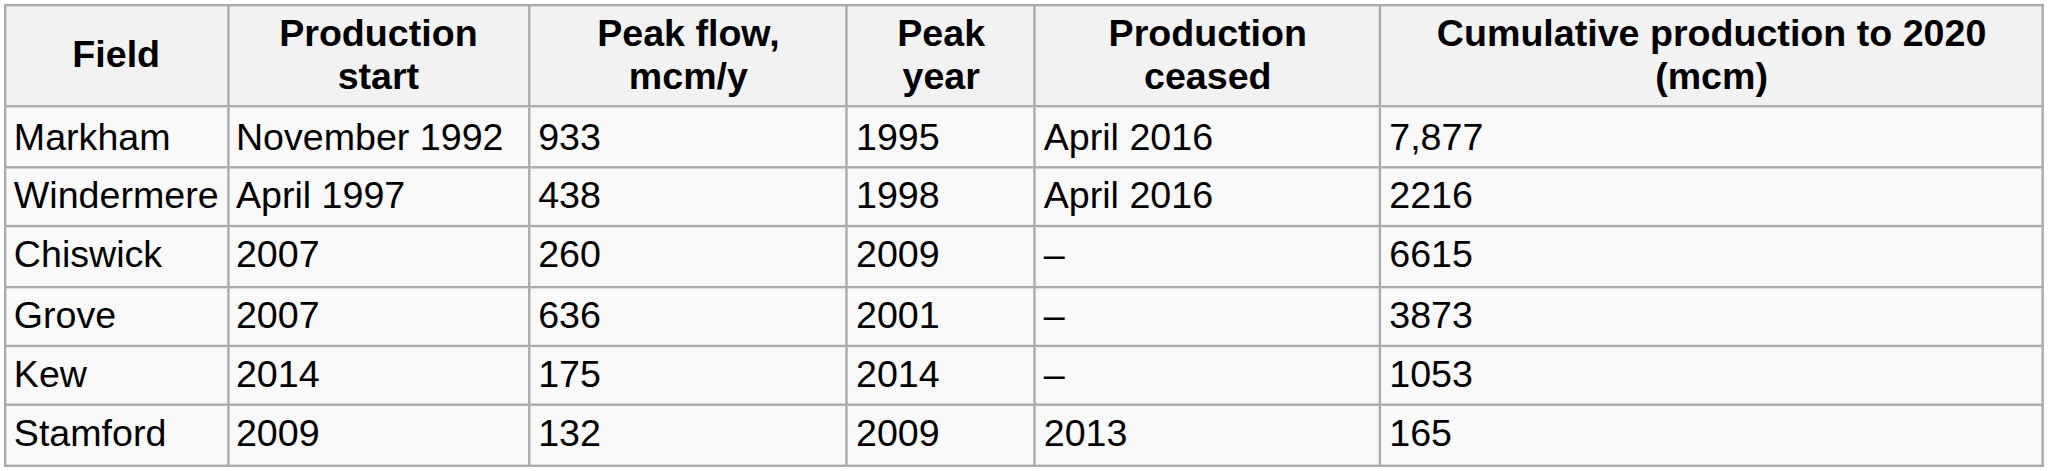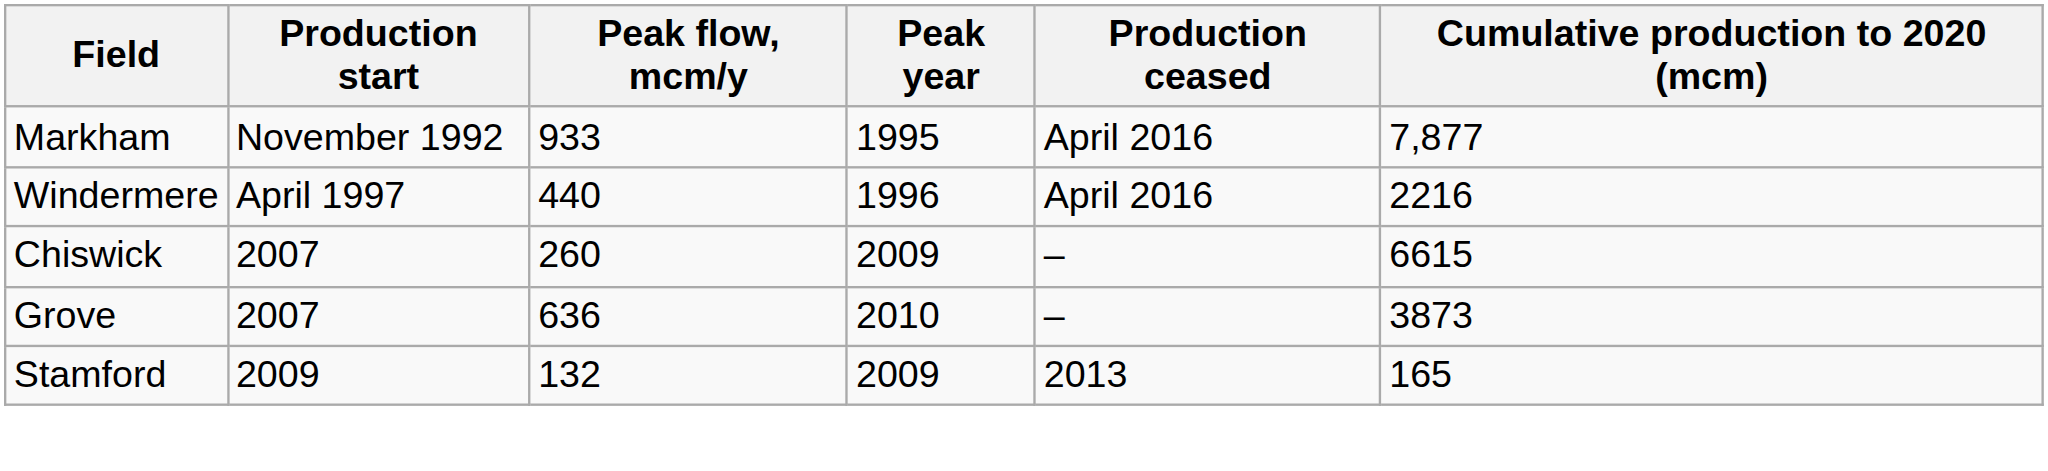(570, 195) 438 -> (570, 195) 440
(898, 195) 1998 -> (898, 195) 1996
(898, 315) 2001 -> (898, 315) 2010
- row: (50, 374)
